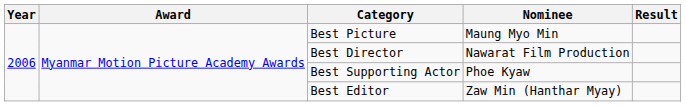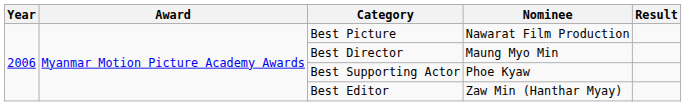(512, 33) Maung Myo Min -> (548, 33) Nawarat Film Production
(548, 53) Nawarat Film Production -> (512, 53) Maung Myo Min
